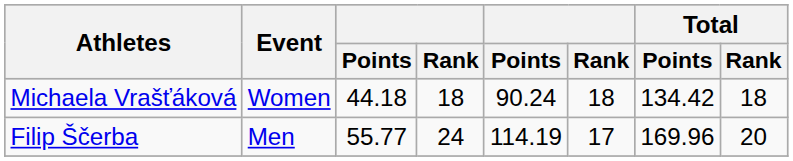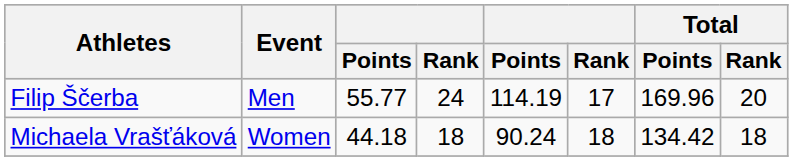rows swapped: (74, 137) <-> (123, 99)
